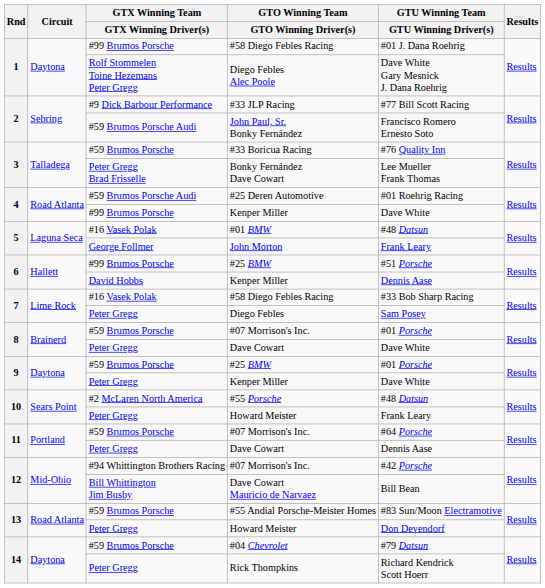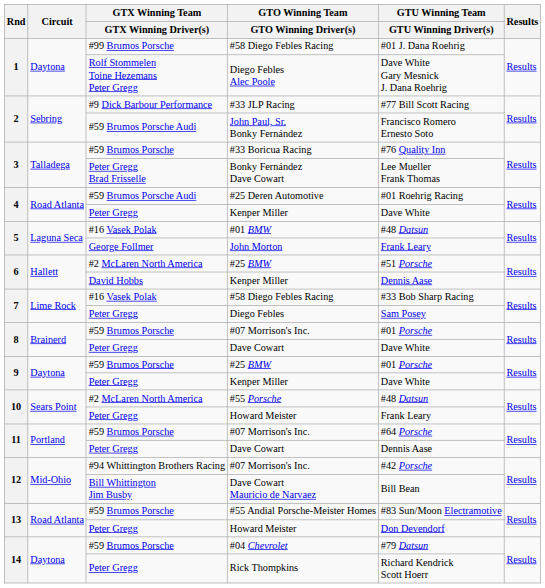(131, 213) #99 Brumos Porsche -> (113, 213) Peter Gregg
(131, 263) #99 Brumos Porsche -> (146, 263) #2 McLaren North America
